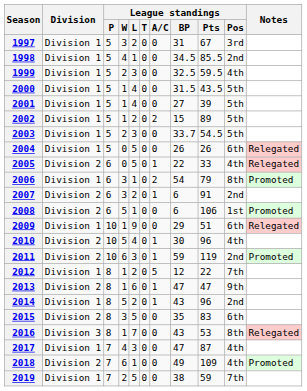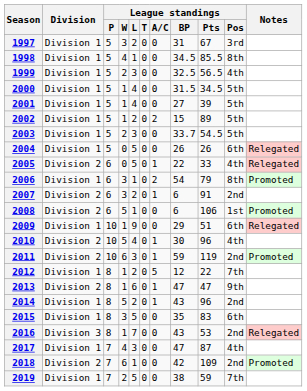(235, 58) 2nd -> (235, 58) 8th
(211, 73) 59.5 -> (211, 73) 56.5
(211, 88) 43.5 -> (211, 88) 34.5
(73, 317) Division 2 -> (73, 317) Division 1
(235, 332) 8th -> (235, 332) 2nd
(179, 363) 49 -> (179, 363) 42
(235, 363) 4th -> (235, 363) 2nd
